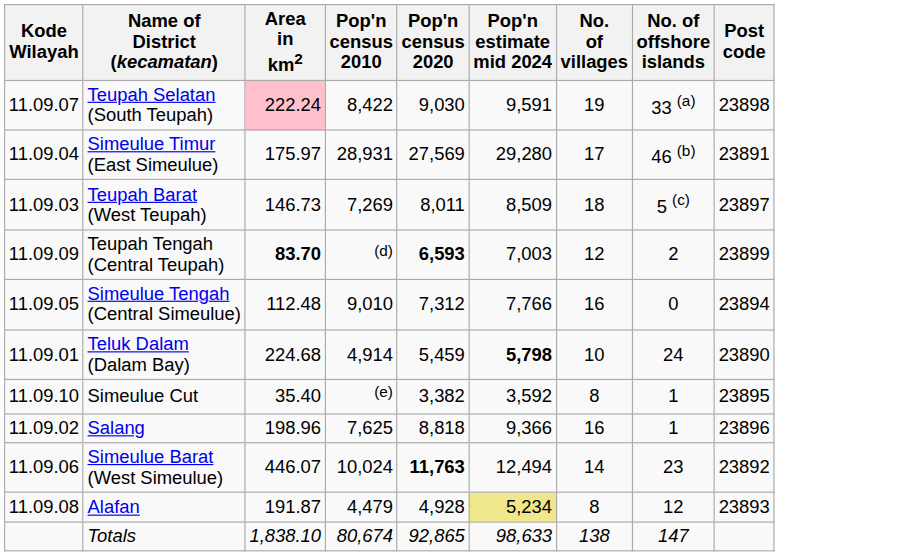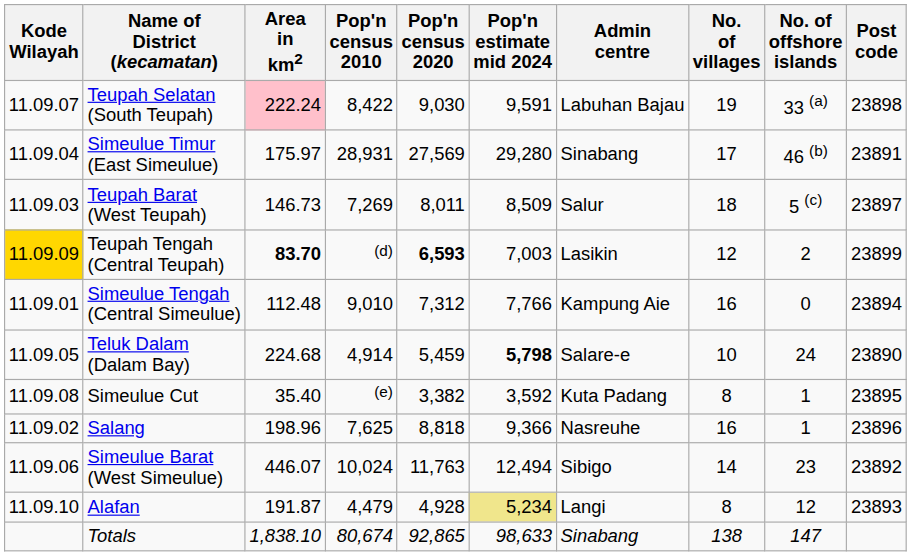+ column: (622, 42)
(44, 254) no background -> (44, 254) gold background
(44, 304) 11.09.05 -> (44, 304) 11.09.01
(44, 354) 11.09.01 -> (44, 354) 11.09.05
(44, 396) 11.09.10 -> (44, 396) 11.09.08
(437, 467) bold -> (437, 467) normal
(44, 507) 11.09.08 -> (44, 507) 11.09.10
